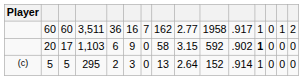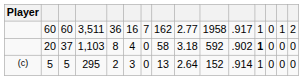(67, 47) 17 -> (67, 47) 37
(115, 47) 6 -> (115, 47) 8
(132, 47) 9 -> (132, 47) 4
(187, 47) 3.15 -> (187, 47) 3.18
